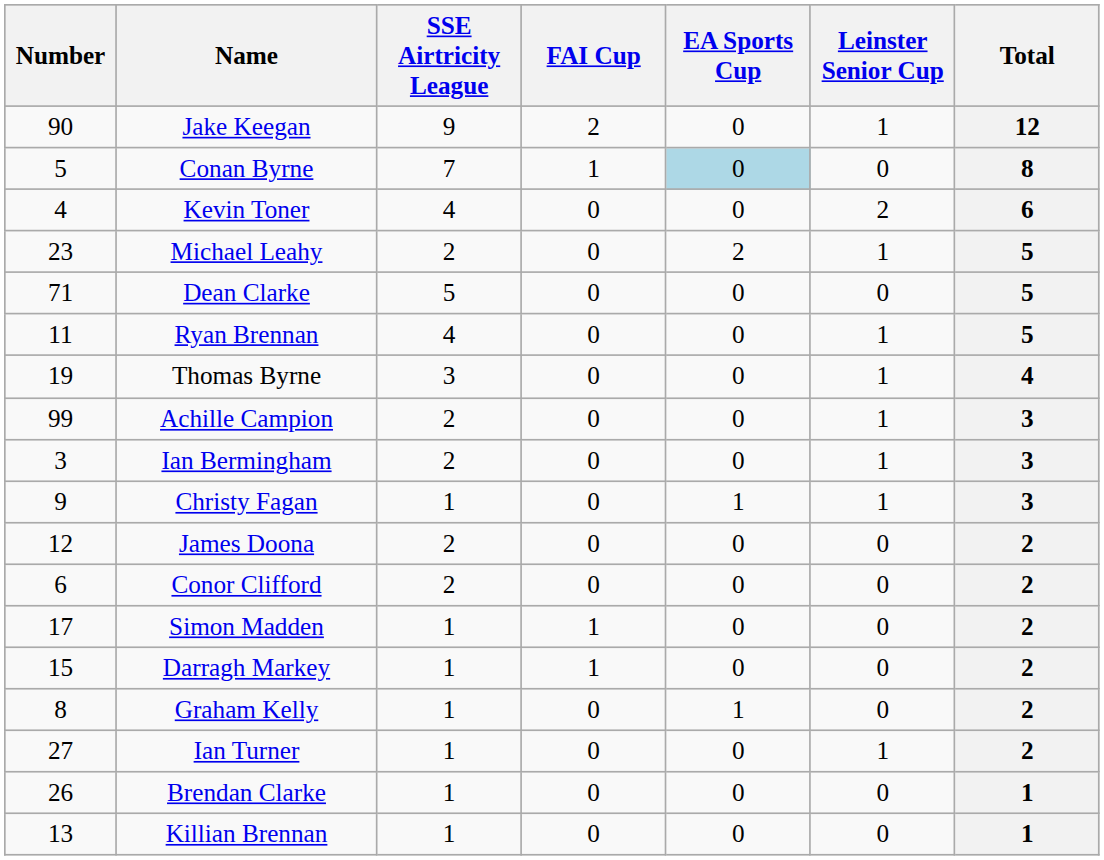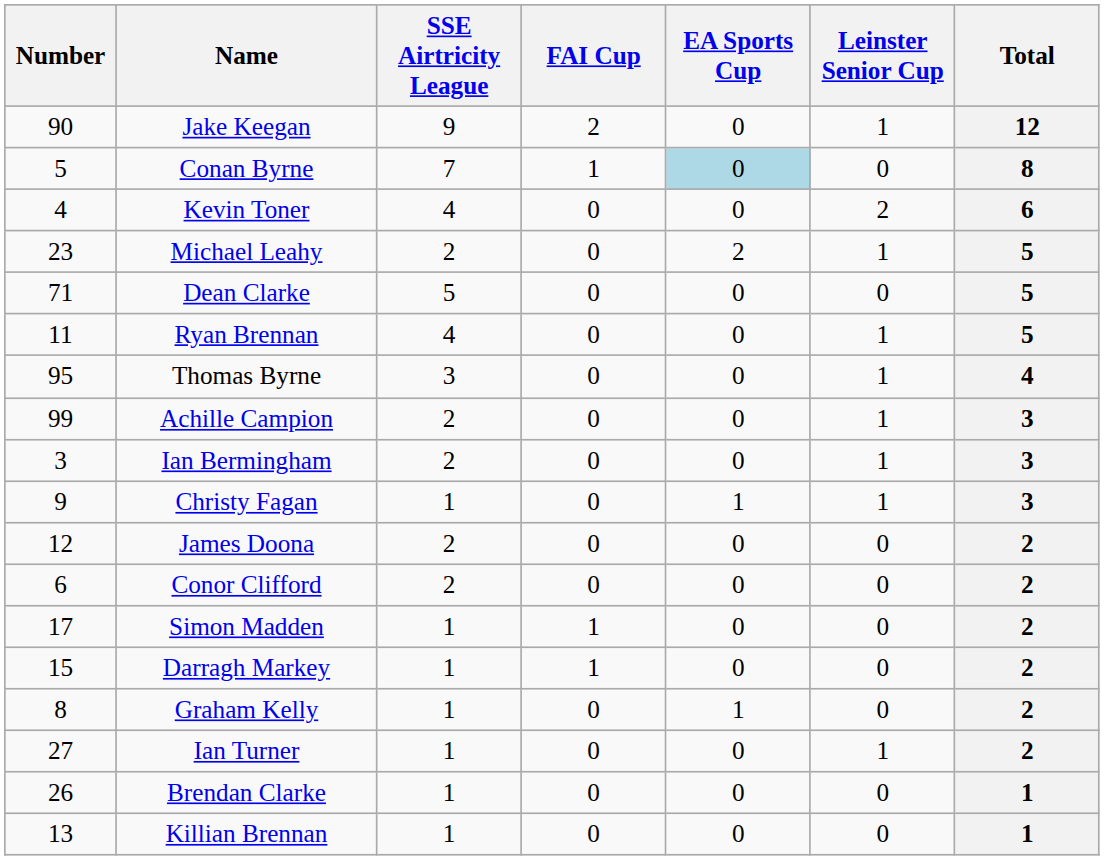(60, 376) 19 -> (60, 376) 95
